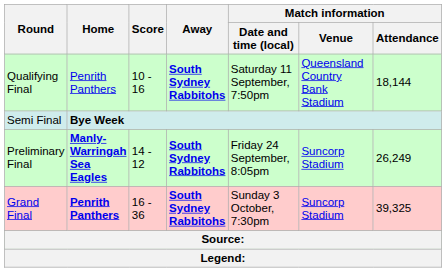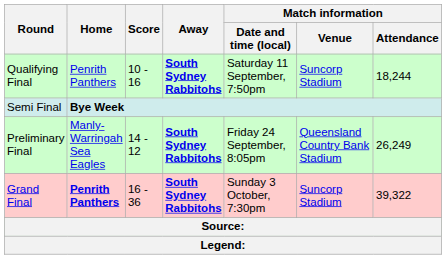(332, 82) Queensland Country Bank Stadium -> (321, 76) Suncorp Stadium
(394, 82) 18,144 -> (394, 76) 18,244
(98, 157) bold -> (96, 145) normal
(323, 157) Suncorp Stadium -> (334, 145) Queensland Country Bank Stadium
(394, 208) 39,325 -> (394, 195) 39,322
